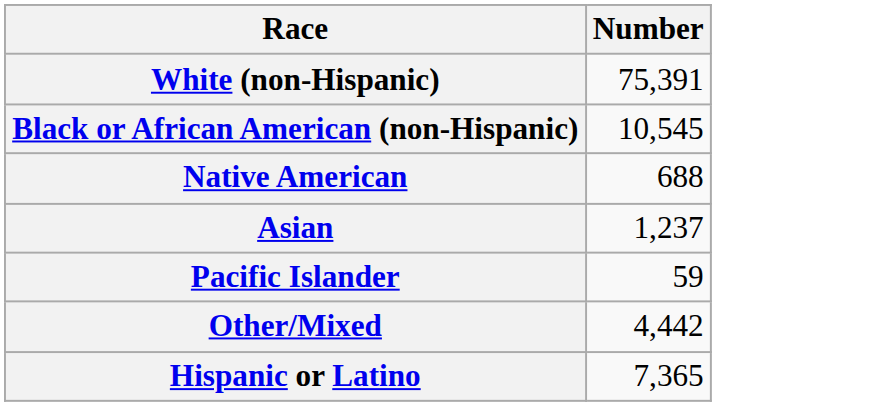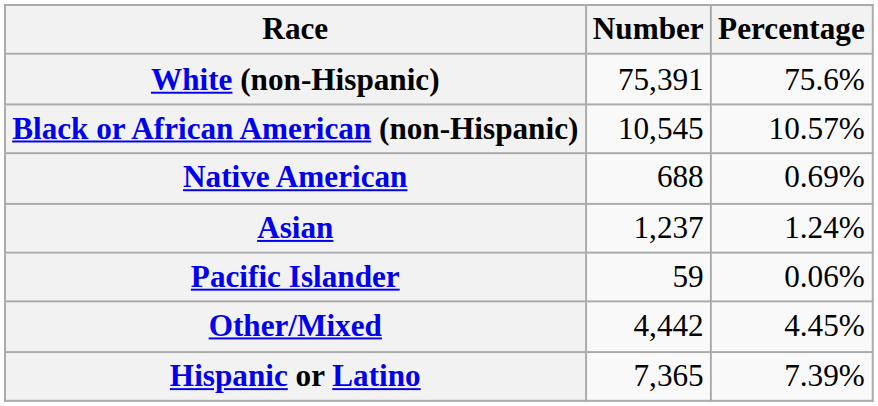+ column: (791, 29)
